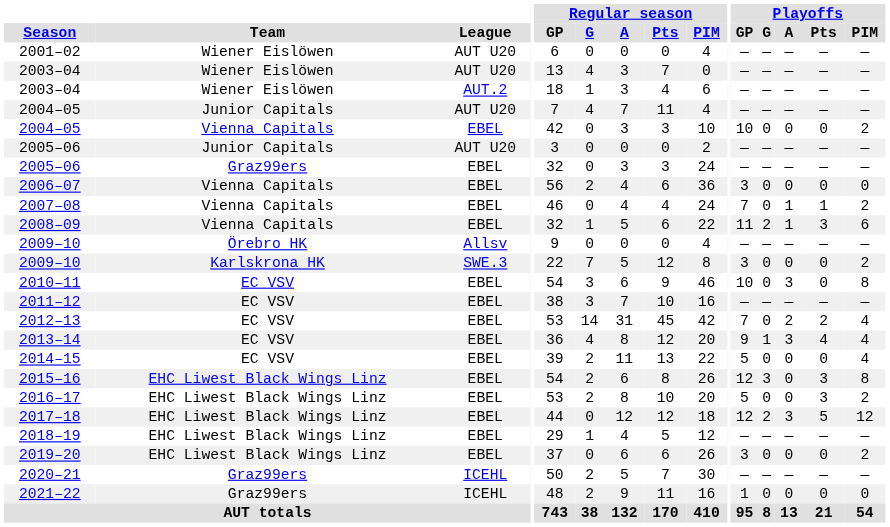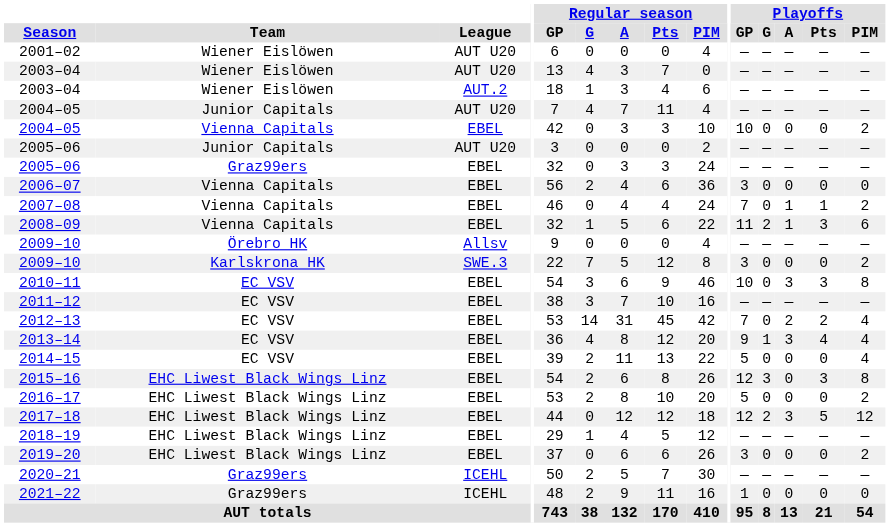(824, 283) 0 -> (824, 283) 3
(824, 398) 3 -> (824, 398) 0
